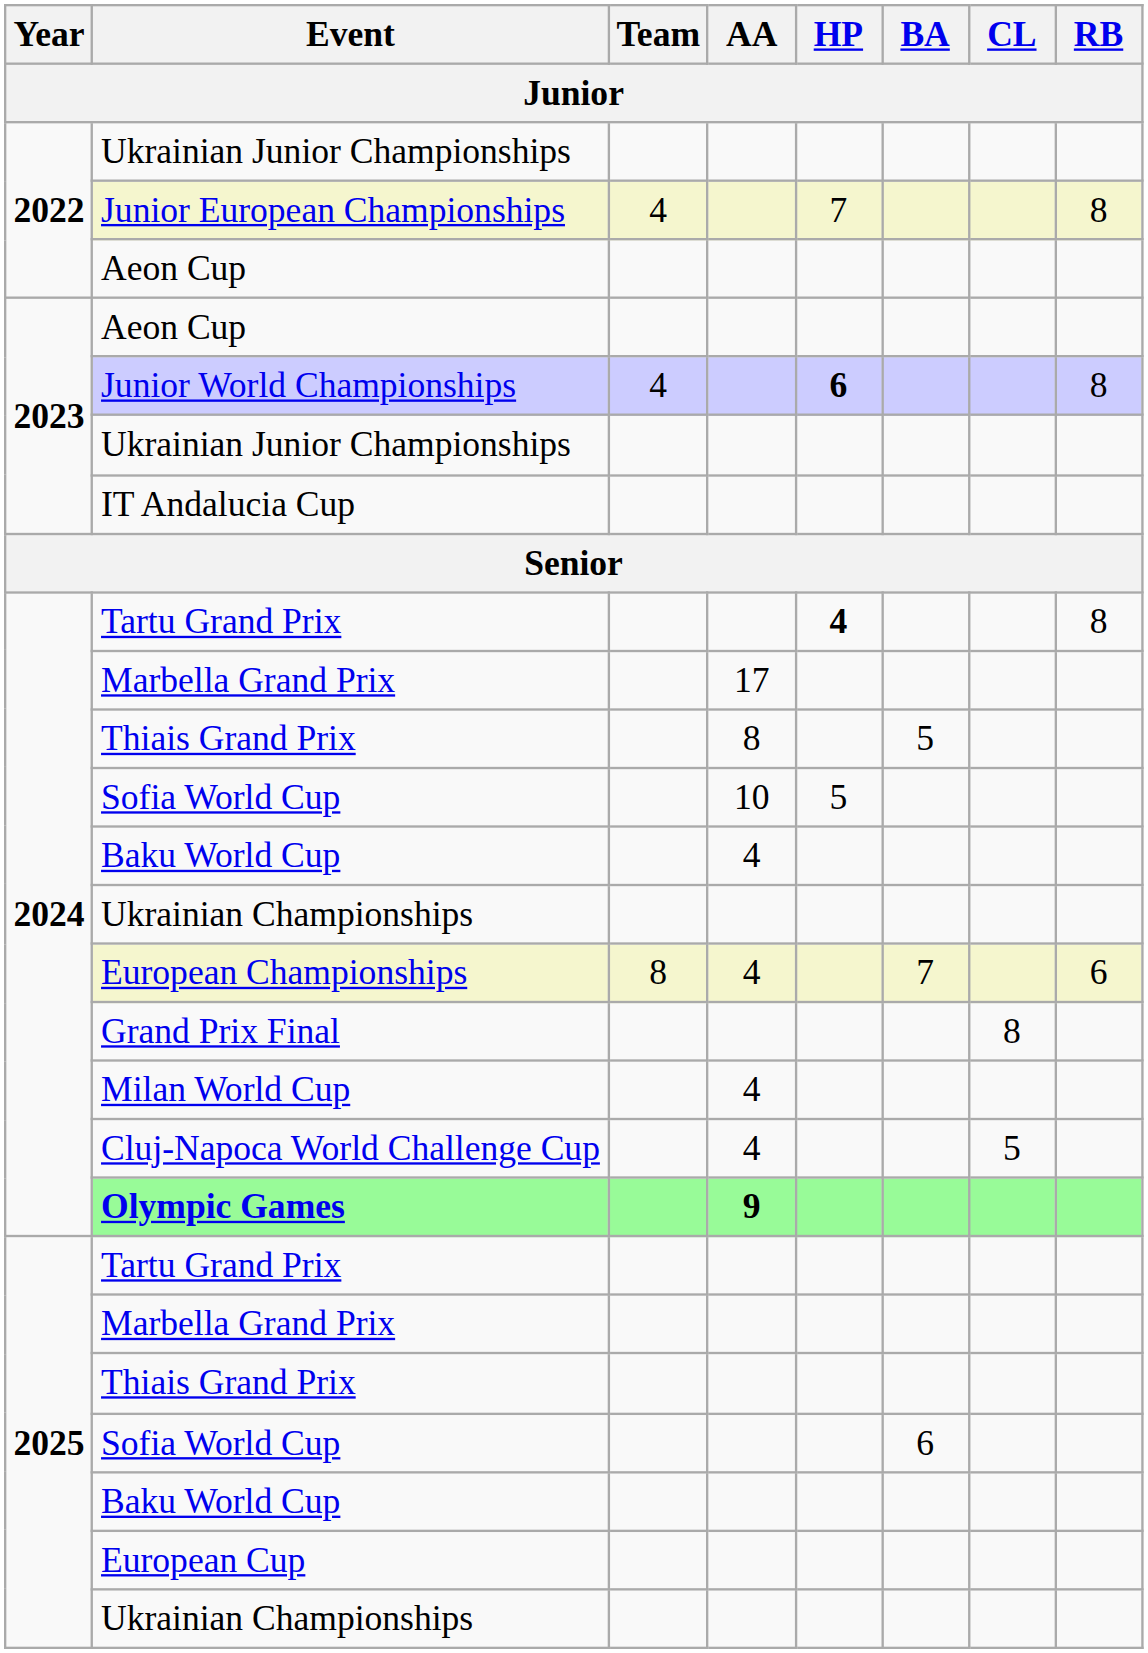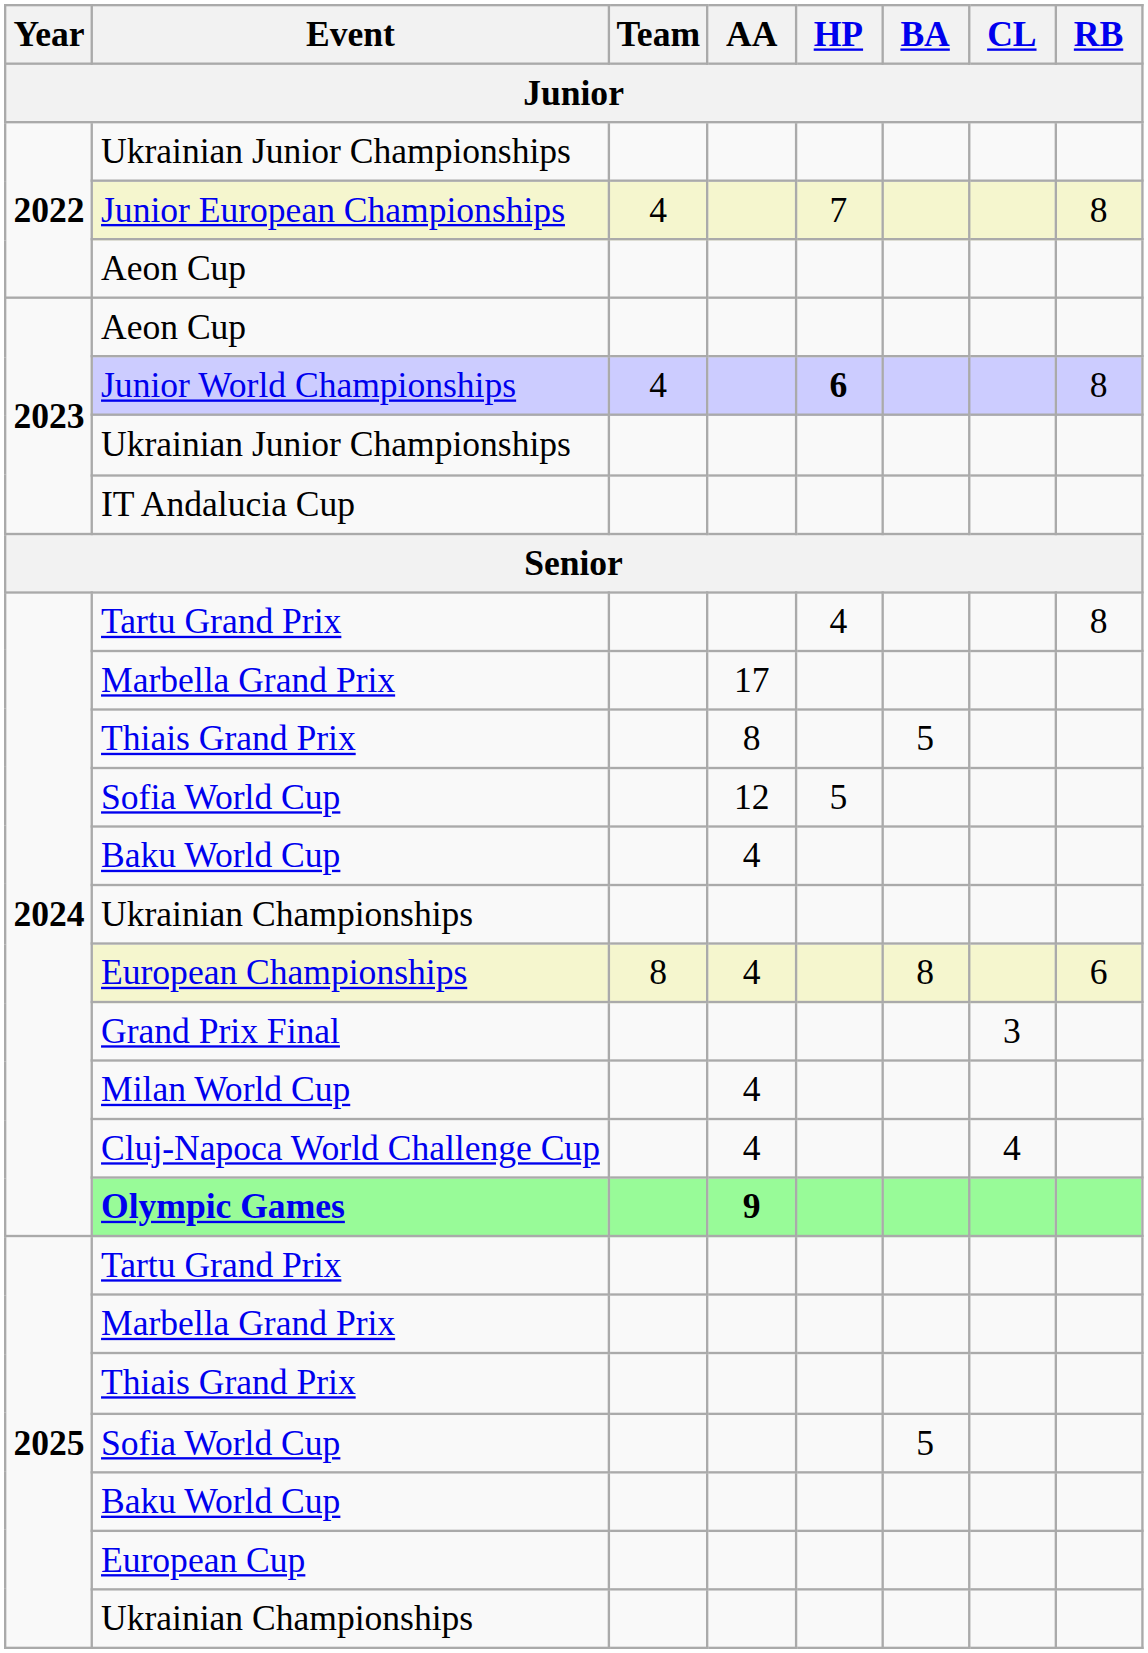(838, 620) bold -> (838, 620) normal
(752, 796) 10 -> (752, 796) 12
(925, 972) 7 -> (925, 972) 8
(1012, 1030) 8 -> (1012, 1030) 3
(1012, 1148) 5 -> (1012, 1148) 4
(925, 1441) 6 -> (925, 1441) 5
